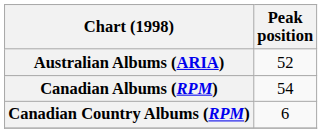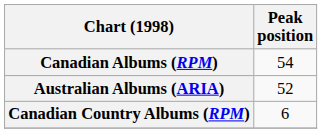rows swapped: (129, 62) <-> (129, 88)
